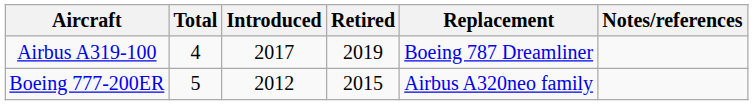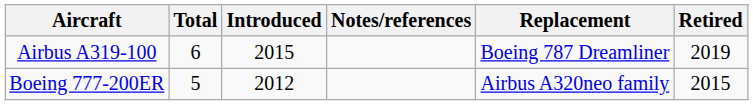columns swapped: (363, 20) <-> (672, 20)
(195, 52) 4 -> (195, 52) 6
(274, 52) 2017 -> (274, 52) 2015
